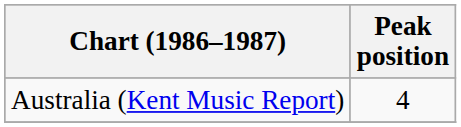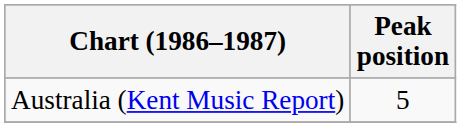(403, 99) 4 -> (403, 99) 5
